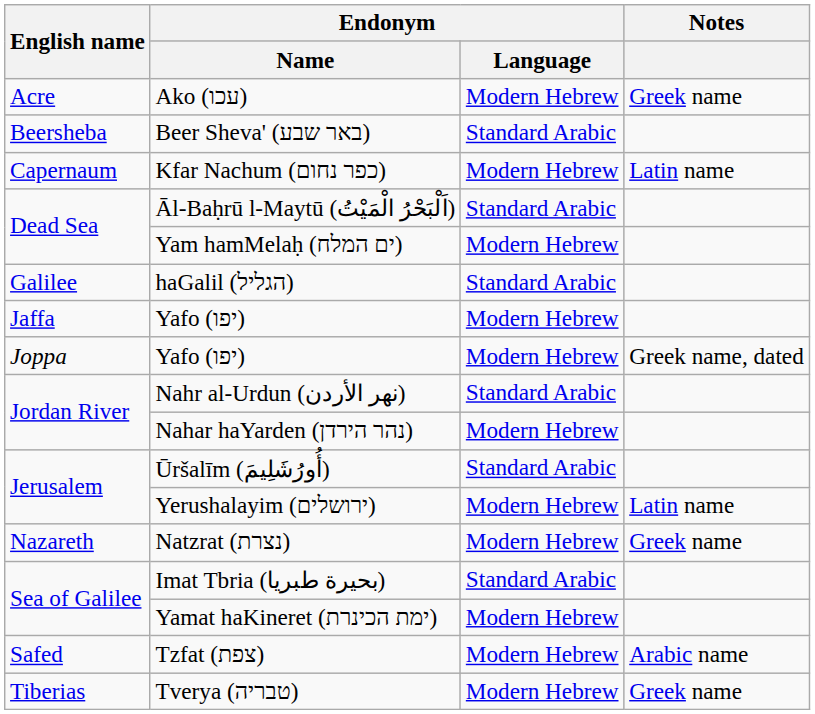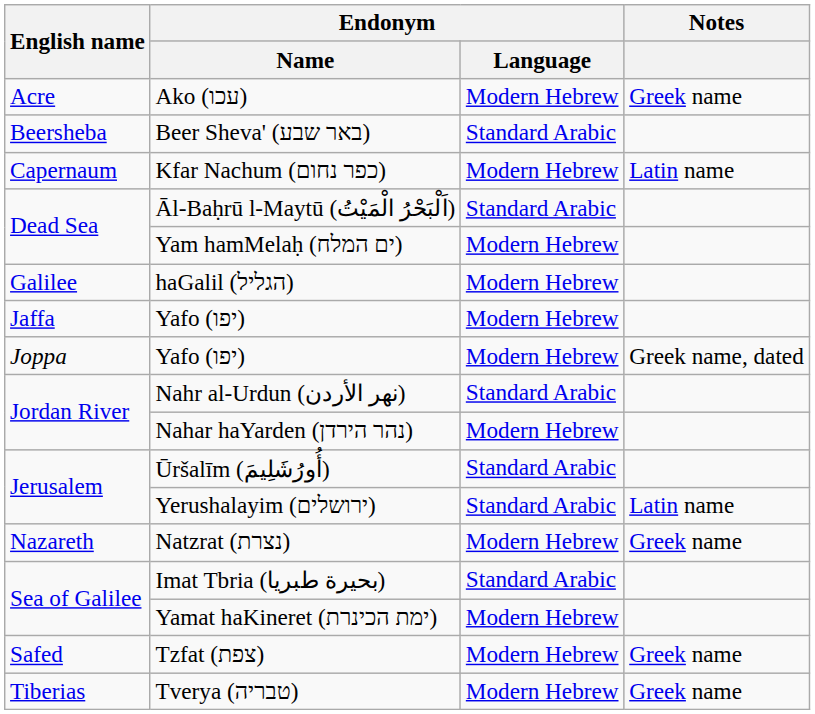(541, 281) Standard Arabic -> (542, 281) Modern Hebrew
(542, 505) Modern Hebrew -> (541, 505) Standard Arabic
(689, 654) Arabic name -> (686, 654) Greek name
